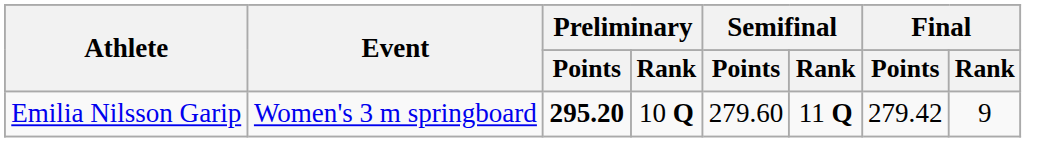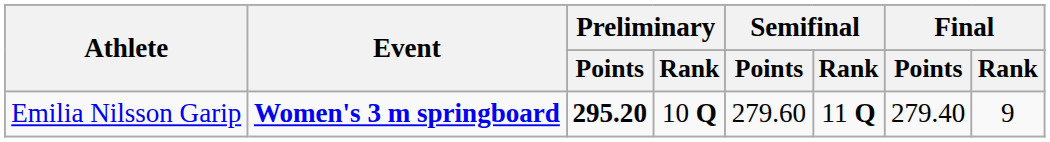(395, 114) normal -> (407, 114) bold
(905, 114) 279.42 -> (928, 114) 279.40
